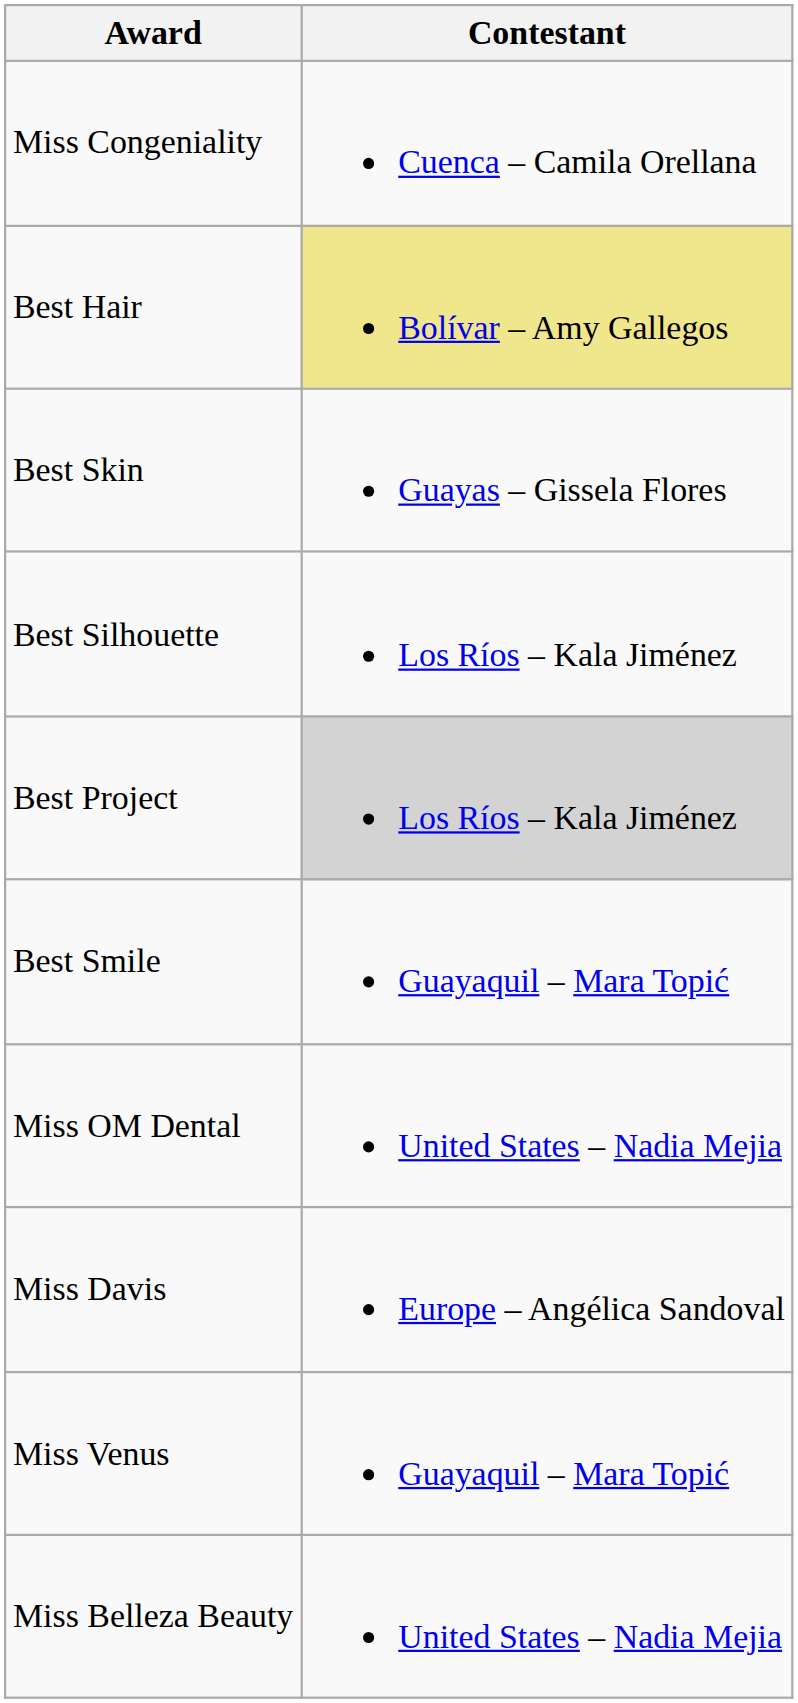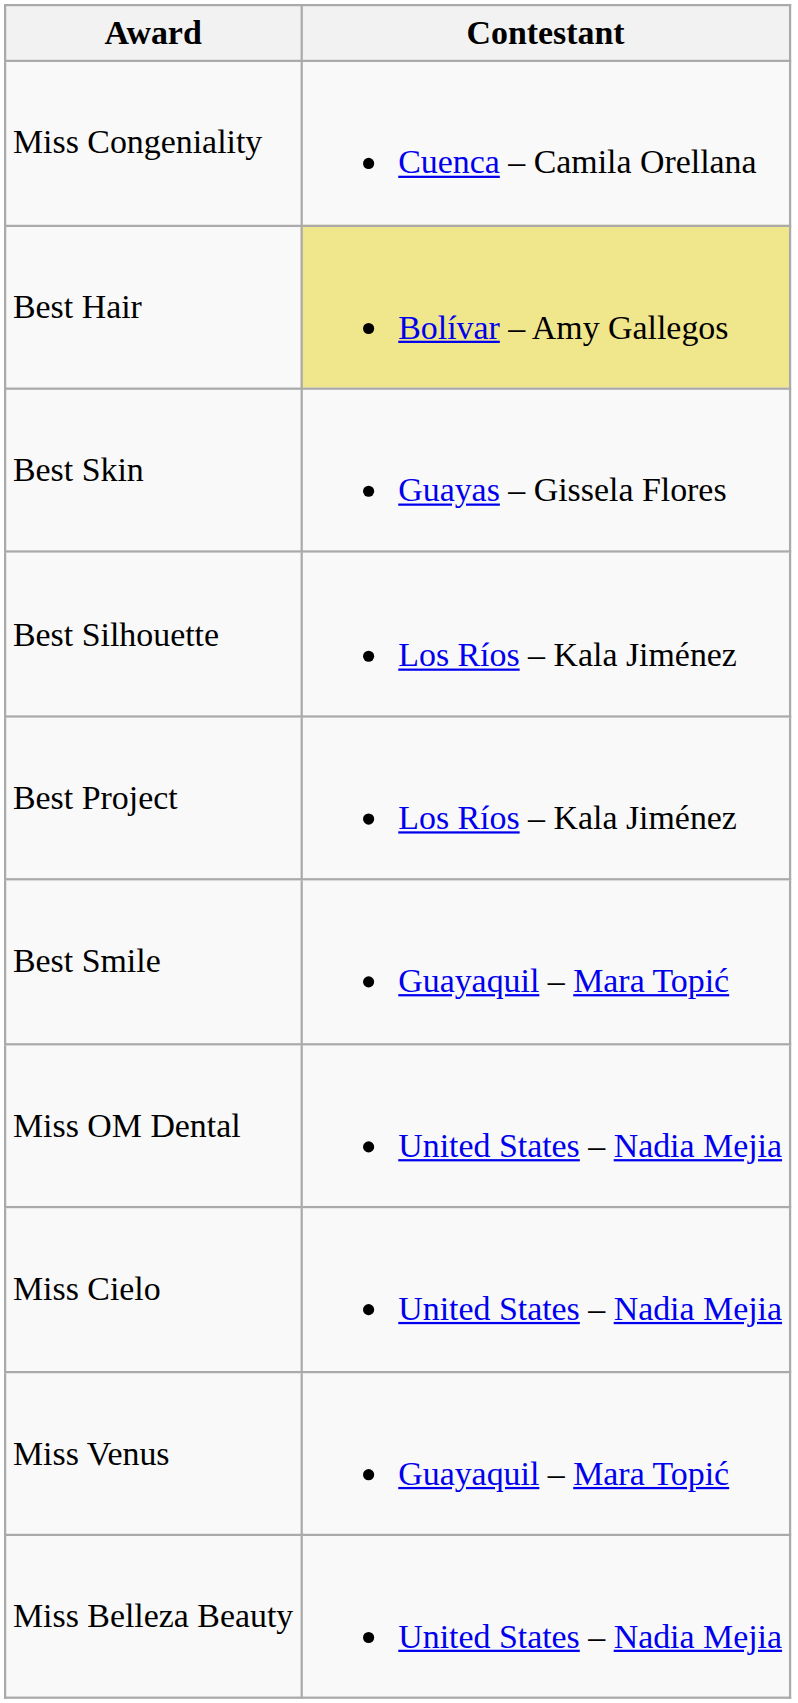(547, 818) lightgrey background -> (546, 818) no background
- row: (90, 1288)
+ row: (87, 1288)
